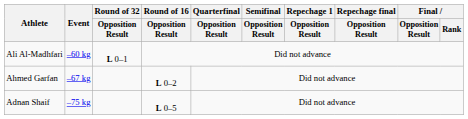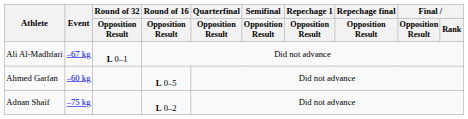(79, 54) –60 kg -> (79, 54) –67 kg
(79, 78) –67 kg -> (79, 78) –60 kg
(166, 83) L 0–2 -> (166, 83) L 0–5
(166, 108) L 0–5 -> (166, 108) L 0–2
